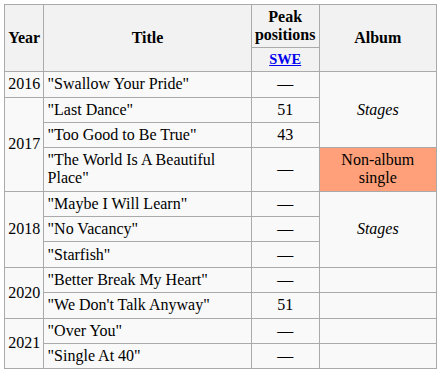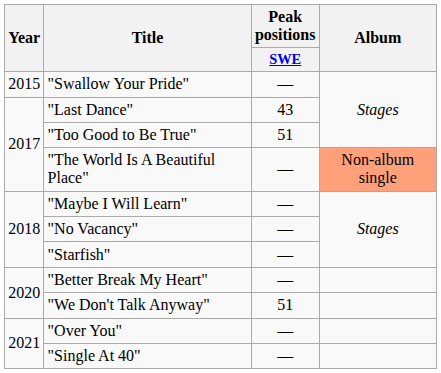(24, 84) 2016 -> (24, 84) 2015
(285, 109) 51 -> (285, 109) 43
(285, 135) 43 -> (285, 135) 51
